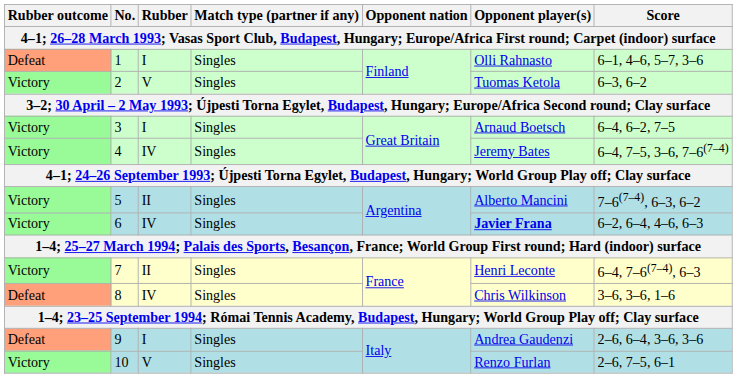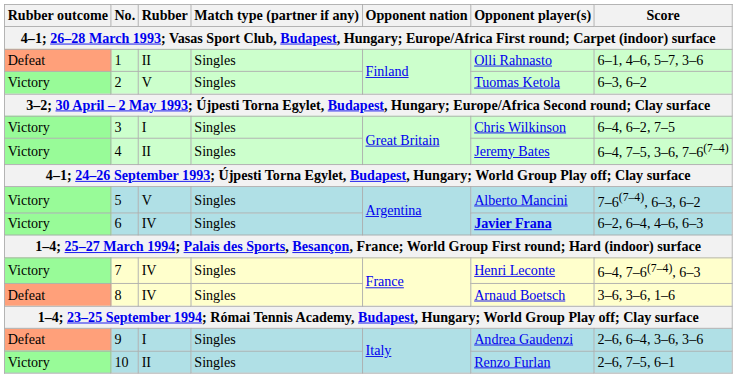(144, 60) I -> (146, 60) II
(520, 127) Arnaud Boetsch -> (520, 127) Chris Wilkinson
(149, 151) IV -> (146, 151) II
(146, 200) II -> (147, 200) V
(146, 270) II -> (149, 270) IV
(520, 295) Chris Wilkinson -> (520, 295) Arnaud Boetsch
(147, 362) V -> (146, 362) II
